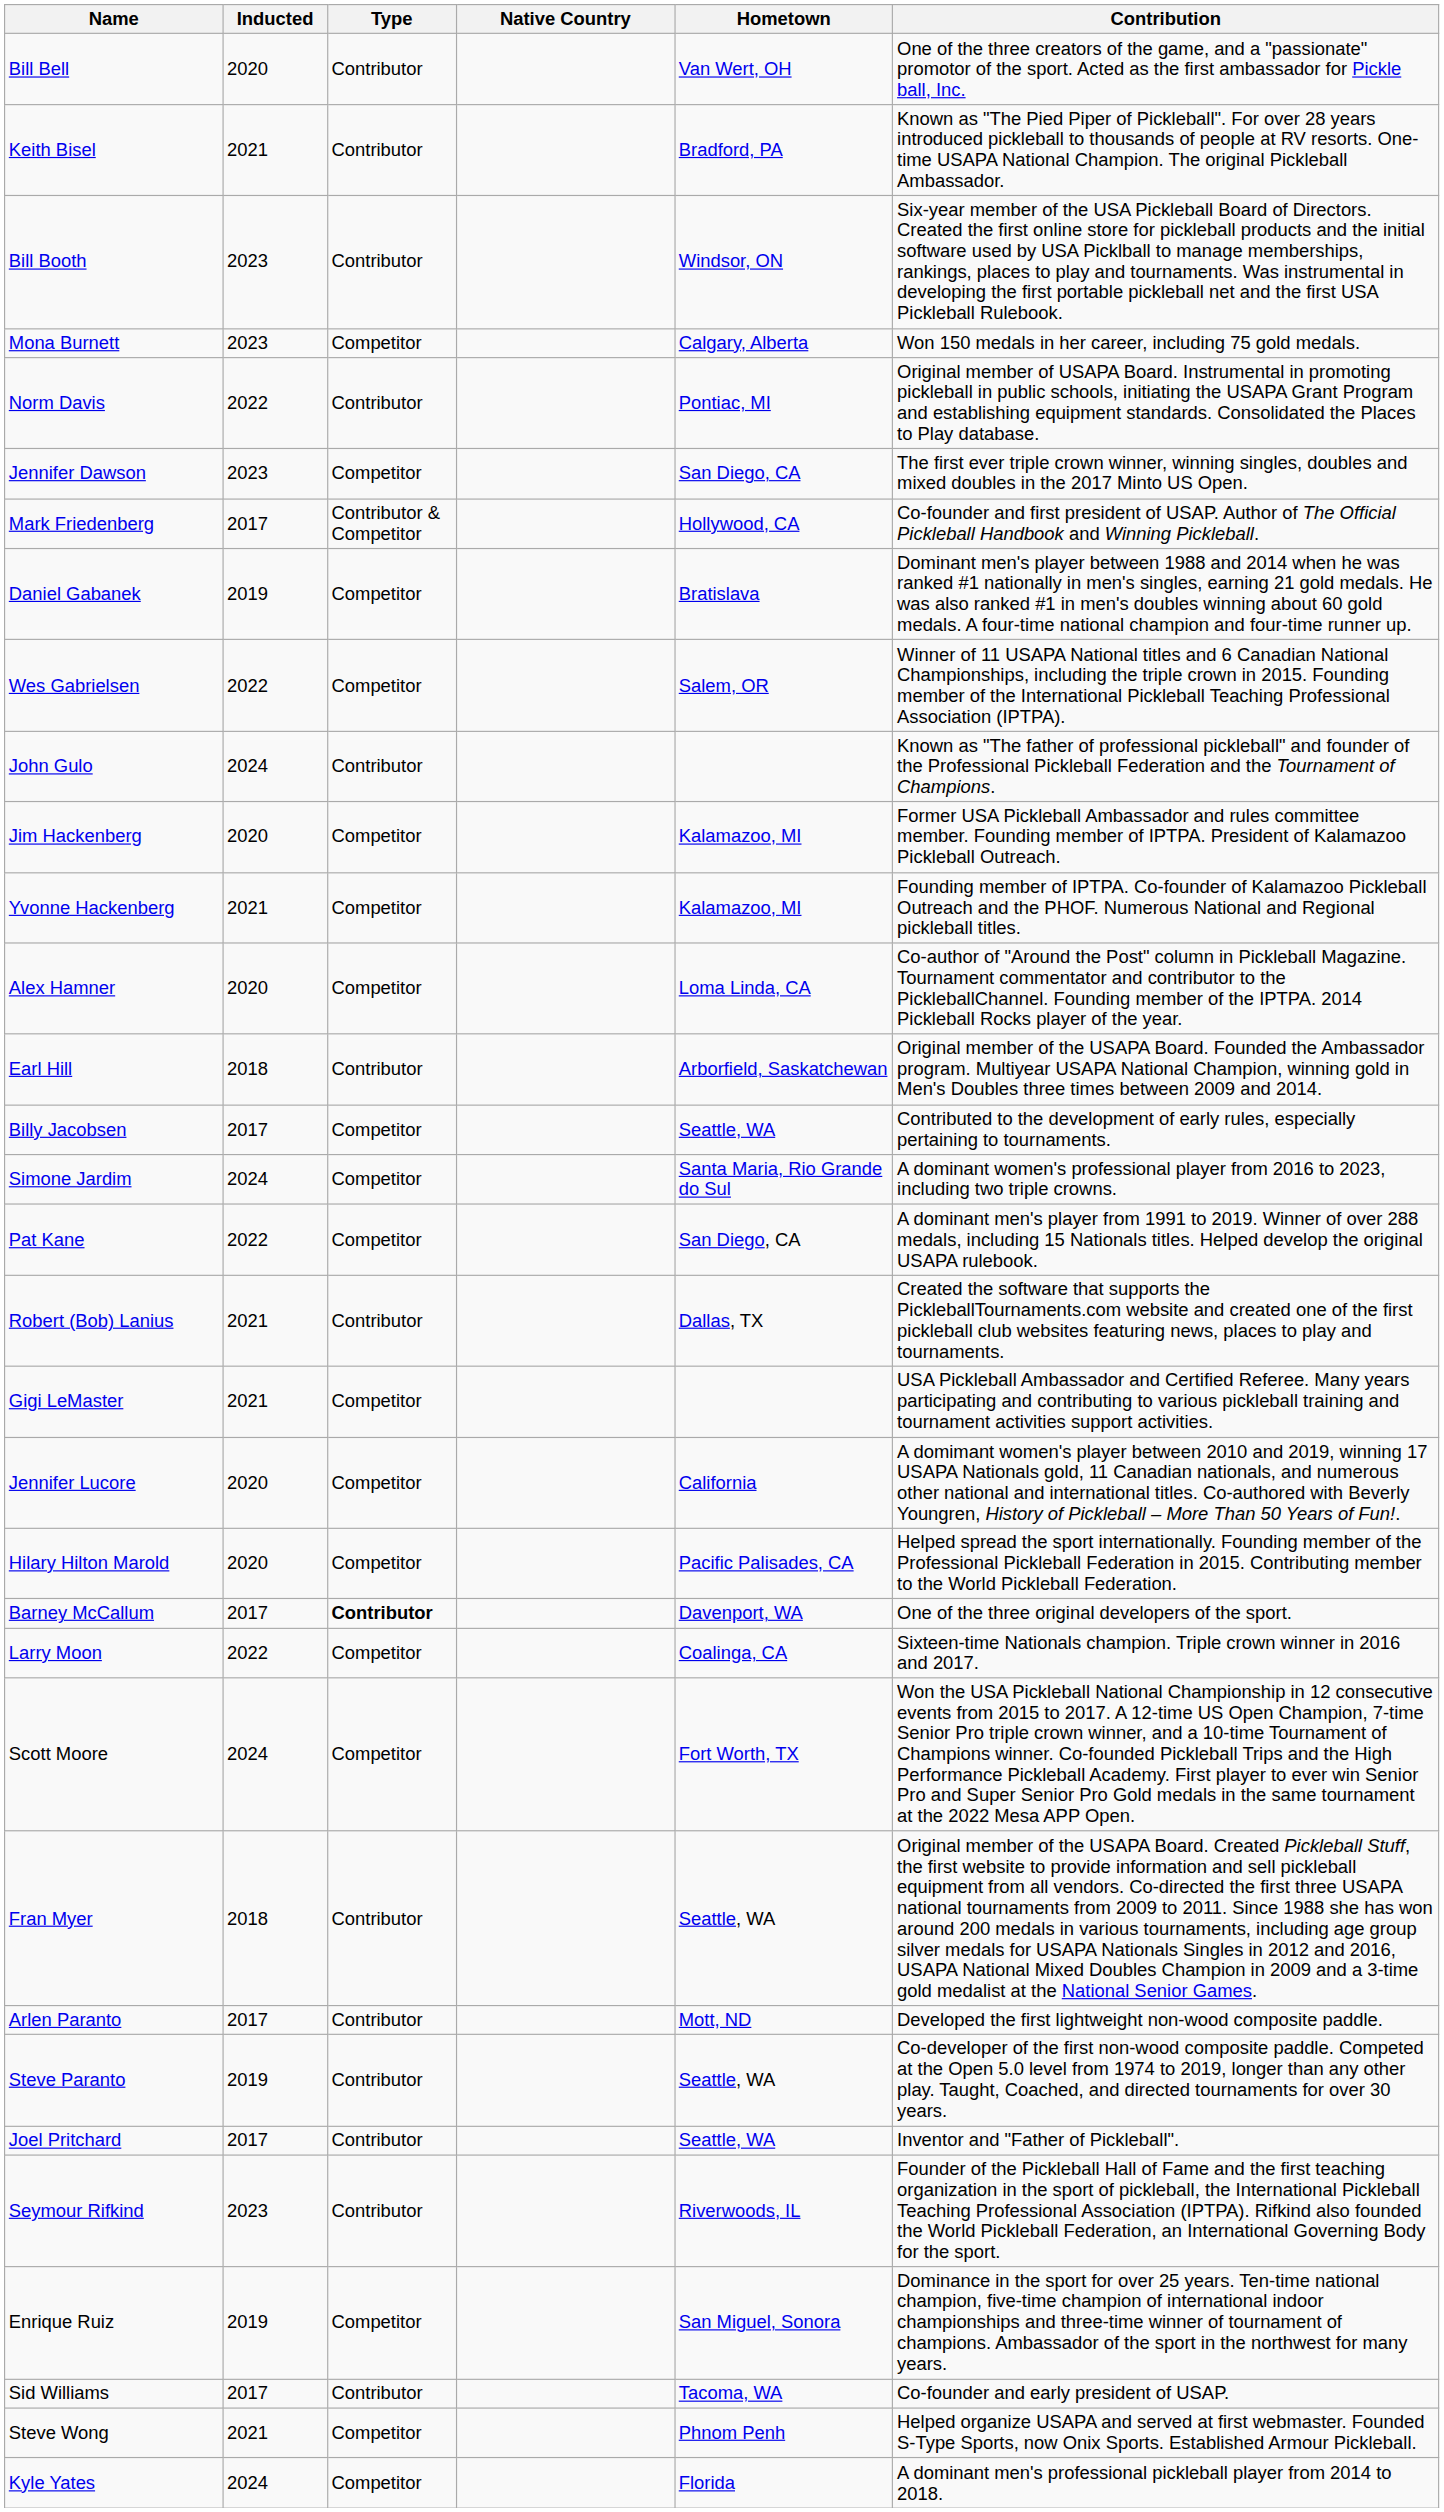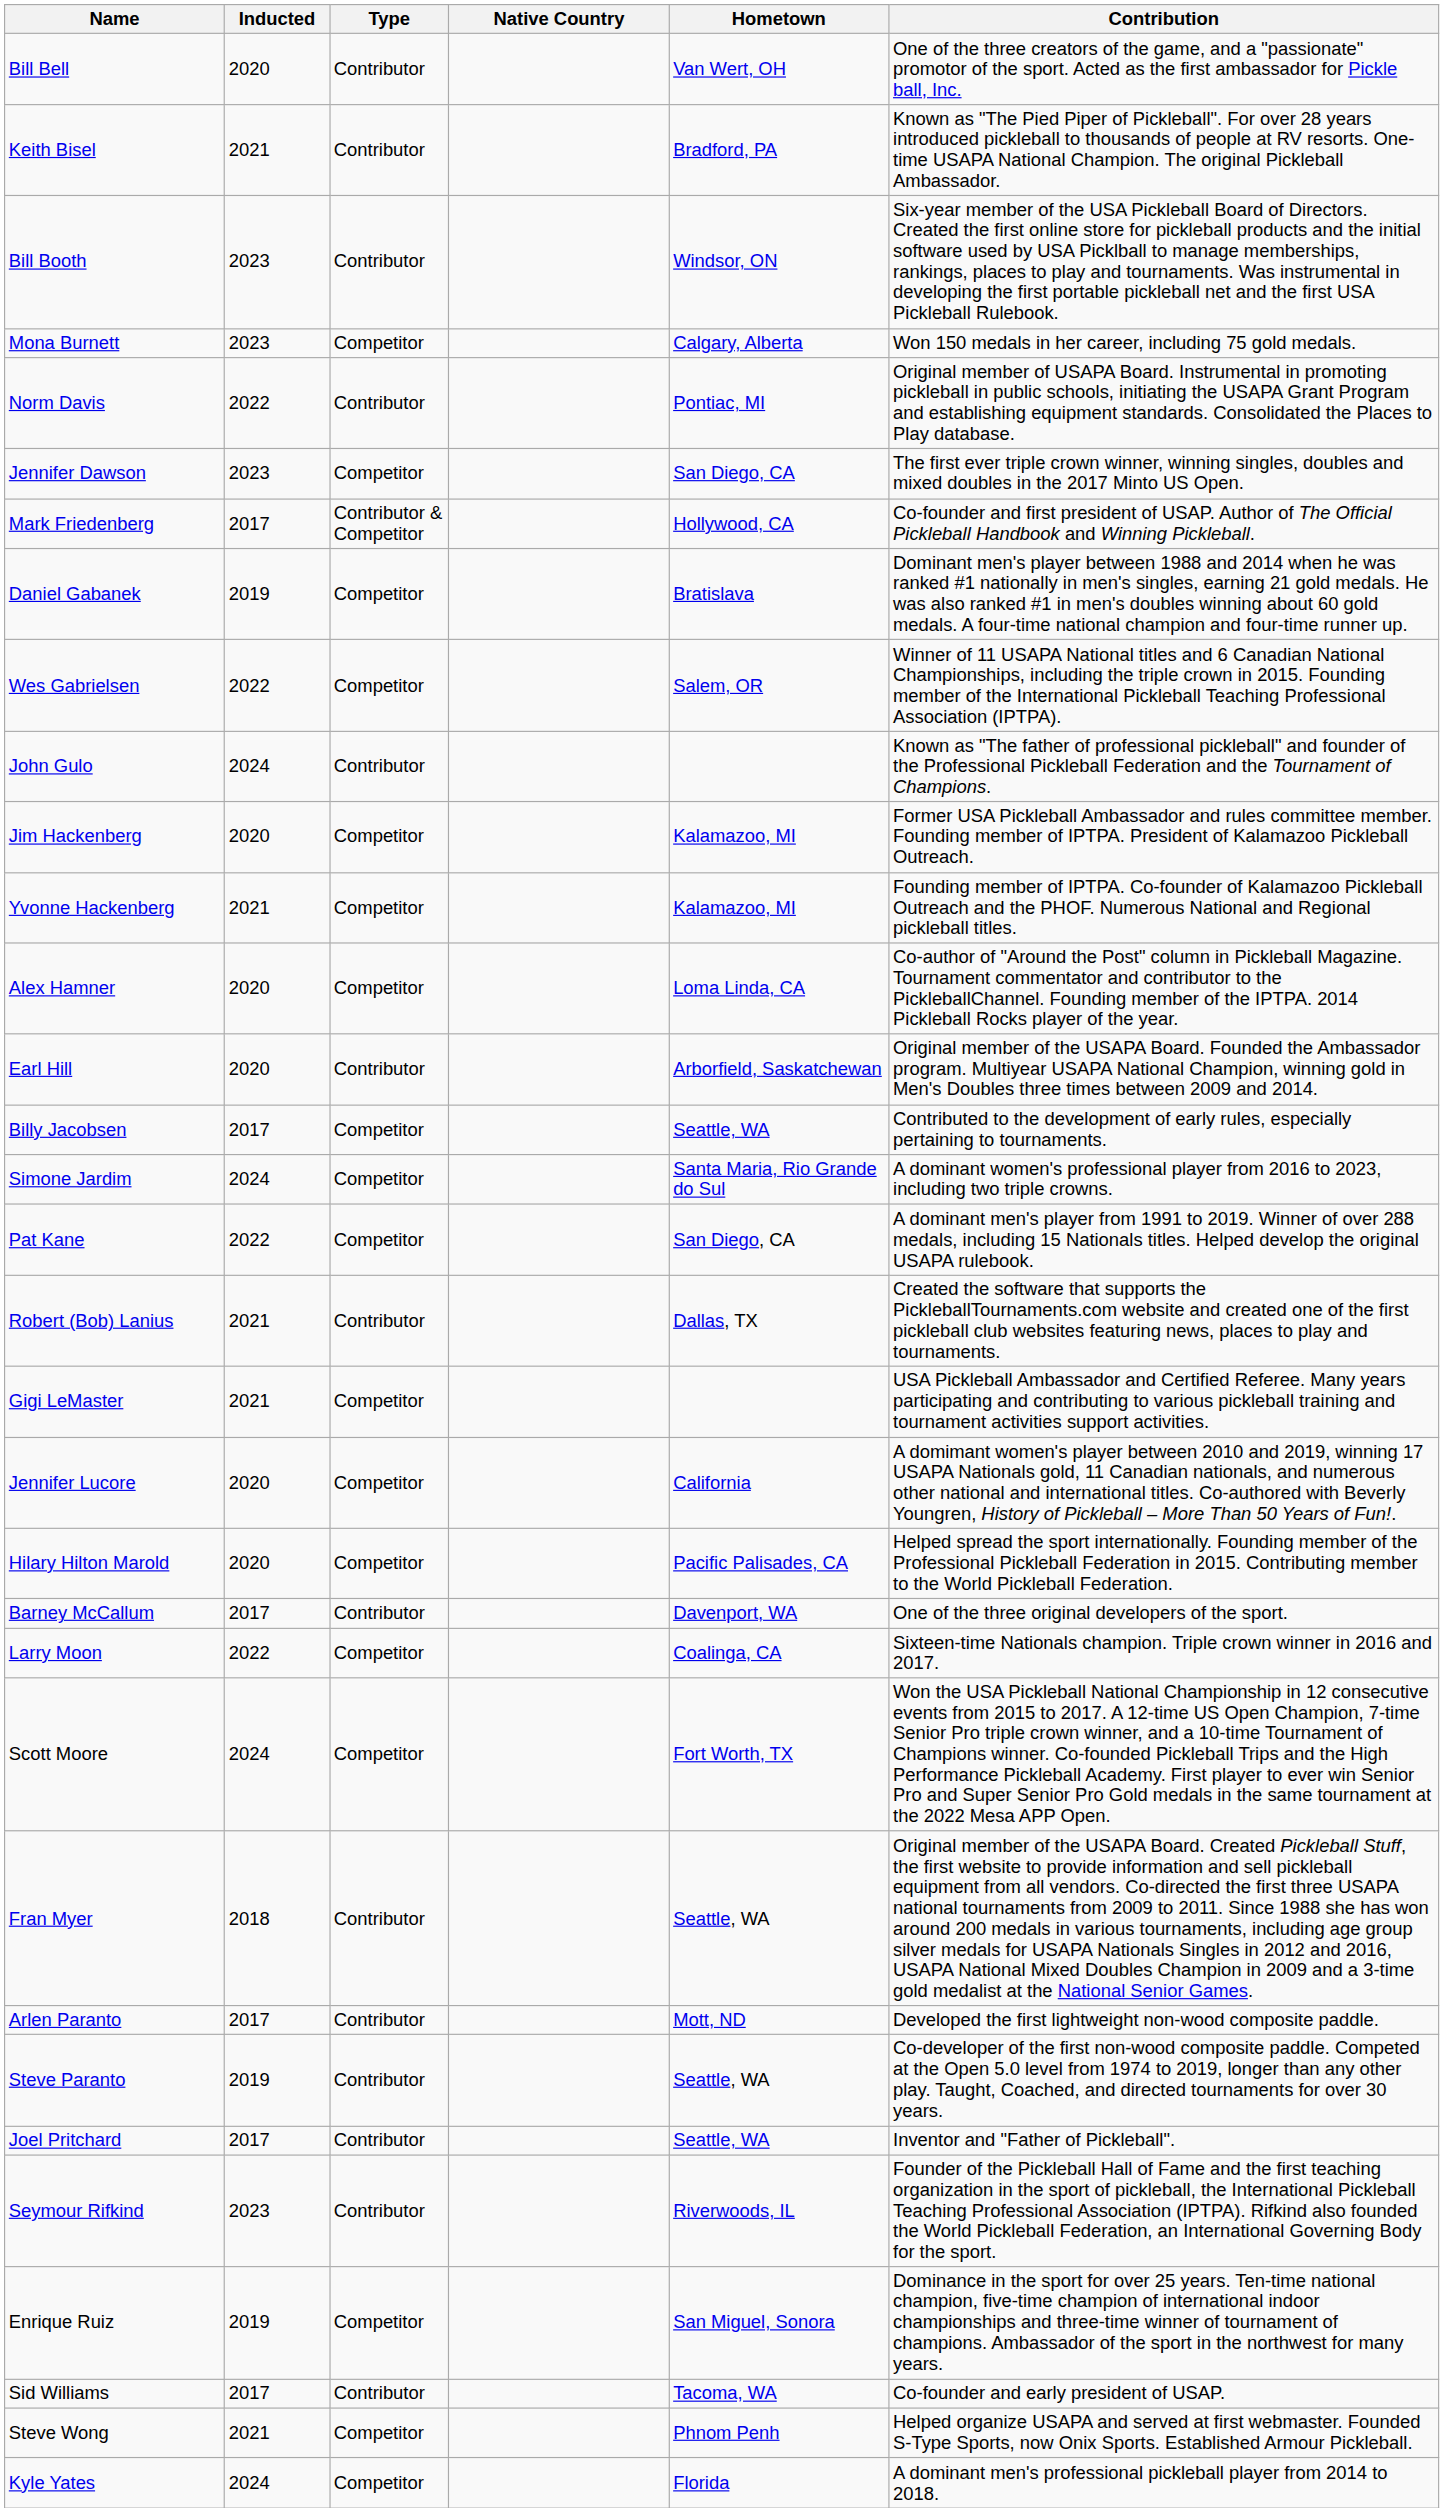(248, 1069) 2018 -> (249, 1069) 2020
(382, 1613) bold -> (379, 1613) normal
